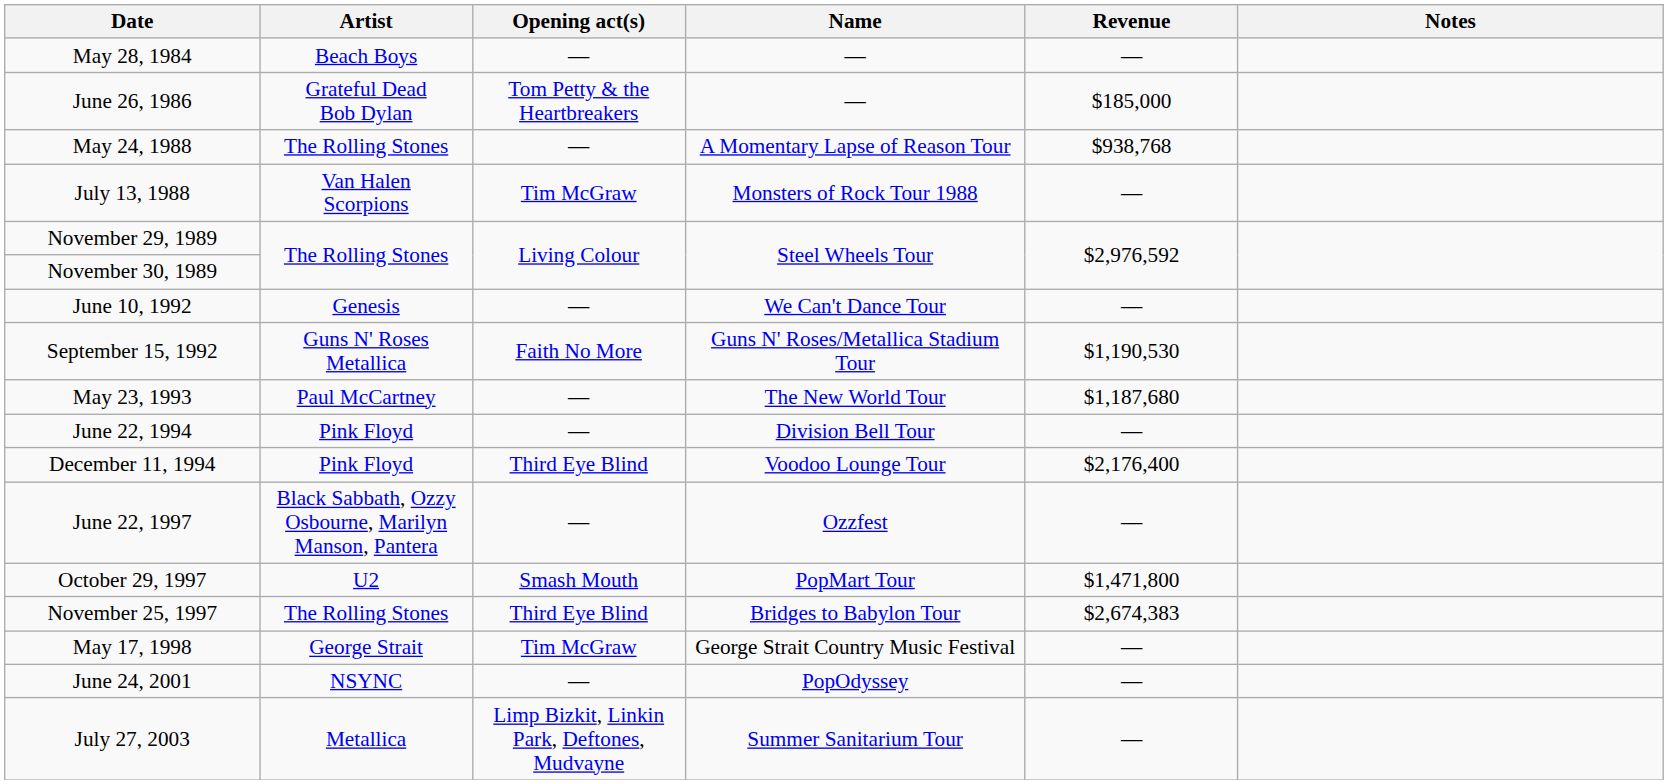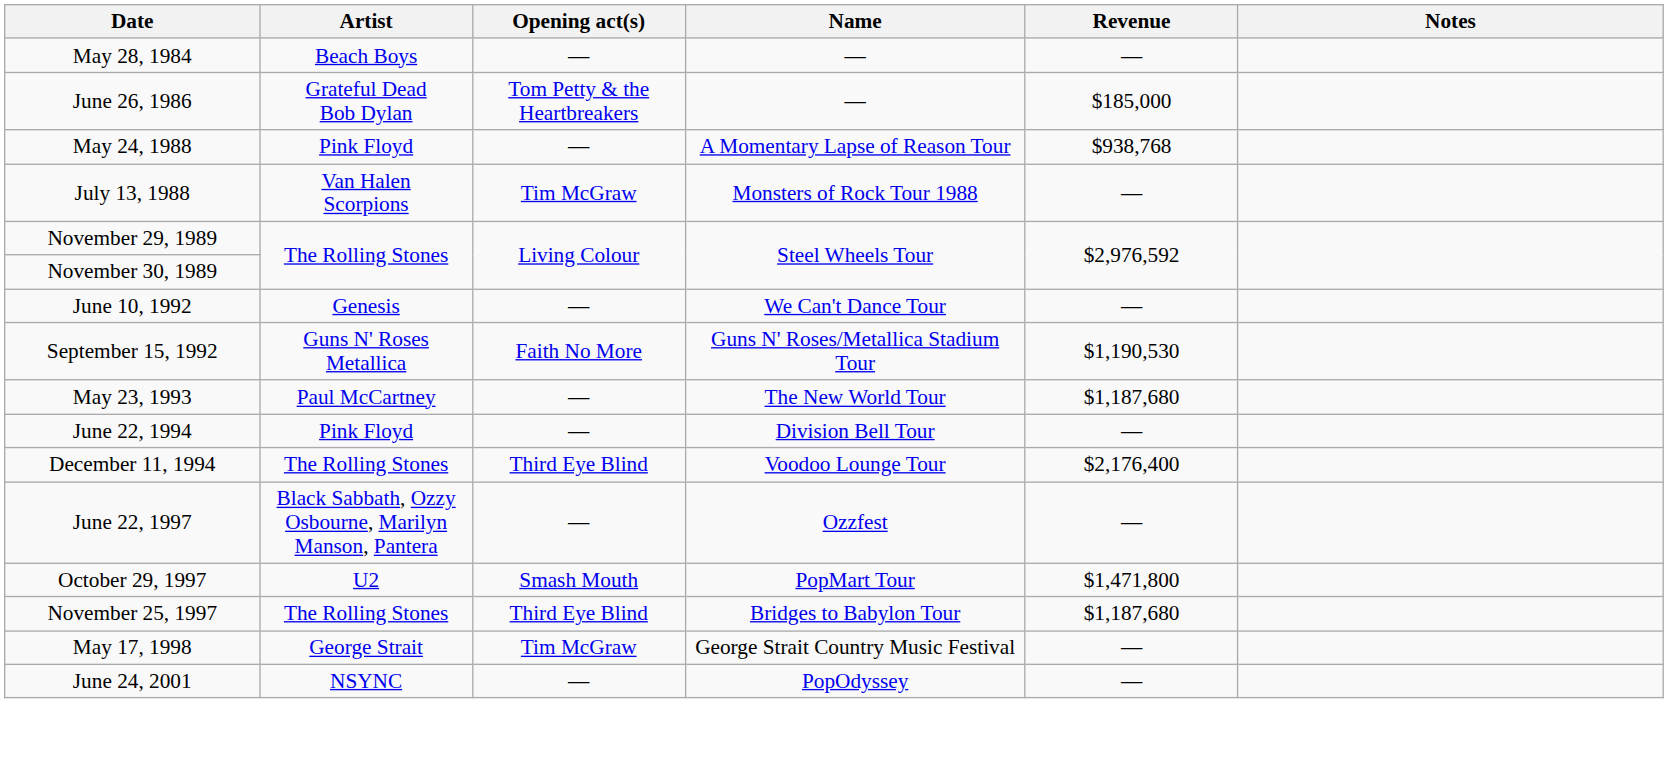(366, 146) The Rolling Stones -> (366, 146) Pink Floyd
(366, 464) Pink Floyd -> (366, 464) The Rolling Stones
(1132, 613) $2,674,383 -> (1132, 613) $1,187,680
- row: (132, 738)
